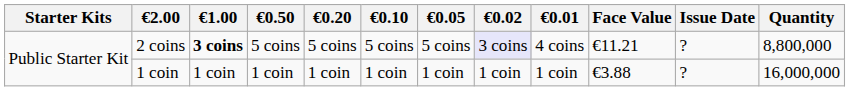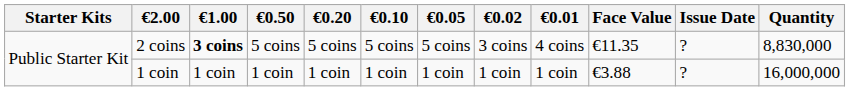(503, 45) lavender background -> (503, 45) no background
(615, 45) €11.21 -> (615, 45) €11.35
(797, 45) 8,800,000 -> (797, 45) 8,830,000
